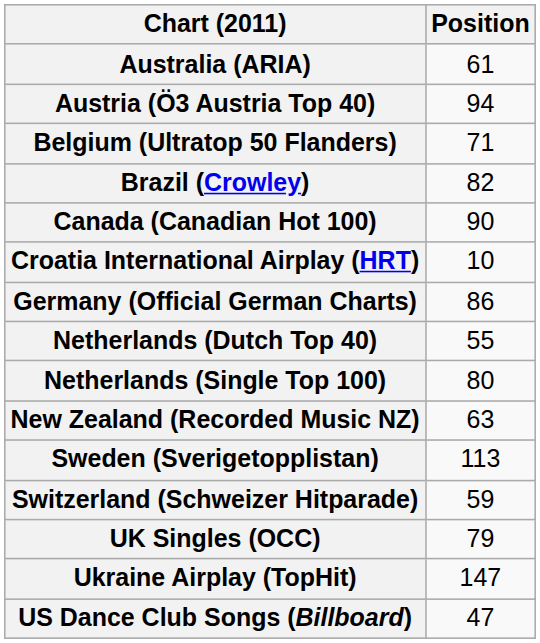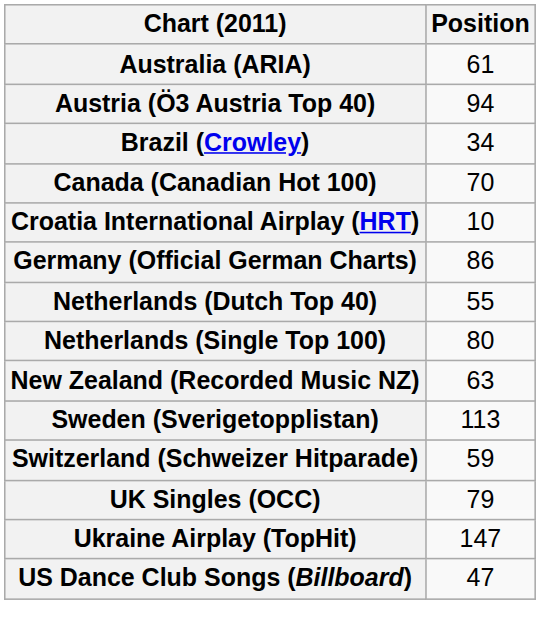- row: (215, 143)
(480, 182) 82 -> (480, 143) 34
(480, 222) 90 -> (480, 182) 70
